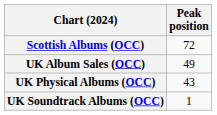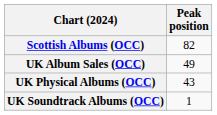(189, 45) 72 -> (189, 45) 82
